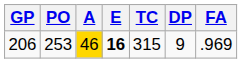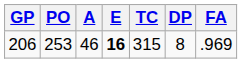(89, 44) gold background -> (89, 44) no background
(180, 44) 9 -> (180, 44) 8
